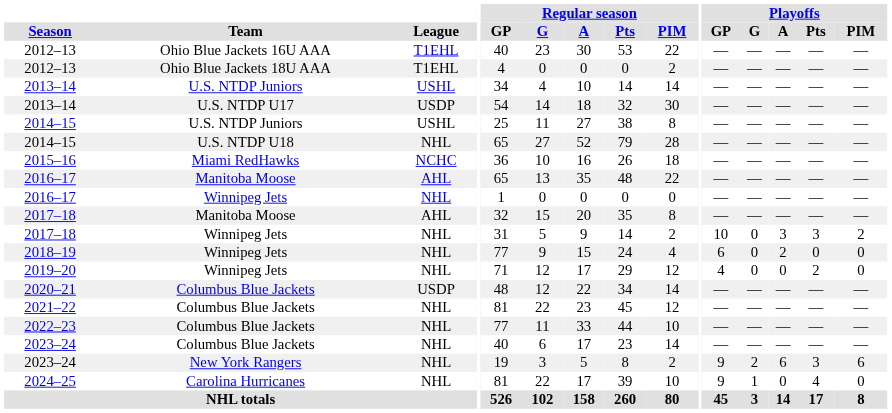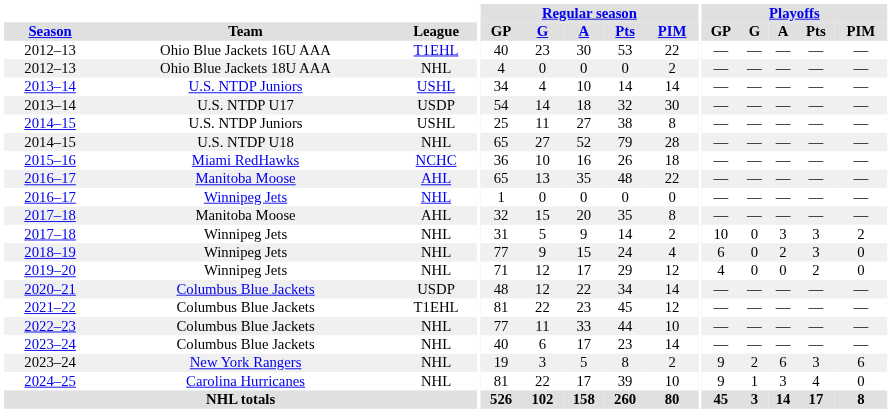(436, 68) T1EHL -> (436, 68) NHL
(816, 252) 0 -> (816, 252) 3
(436, 307) NHL -> (436, 307) T1EHL
(783, 381) 0 -> (783, 381) 3
